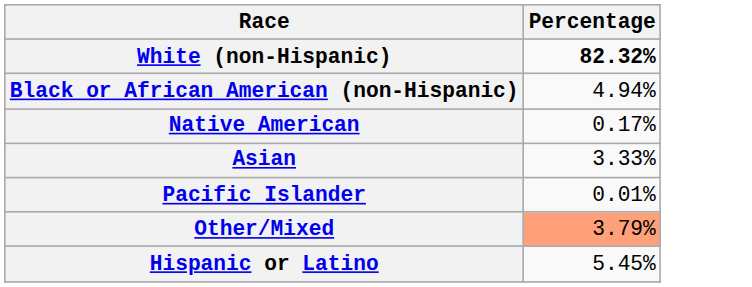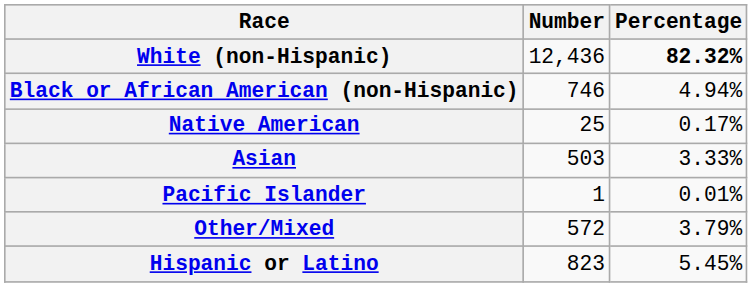+ column: (567, 22)
(624, 229) lightsalmon background -> (710, 229) no background
